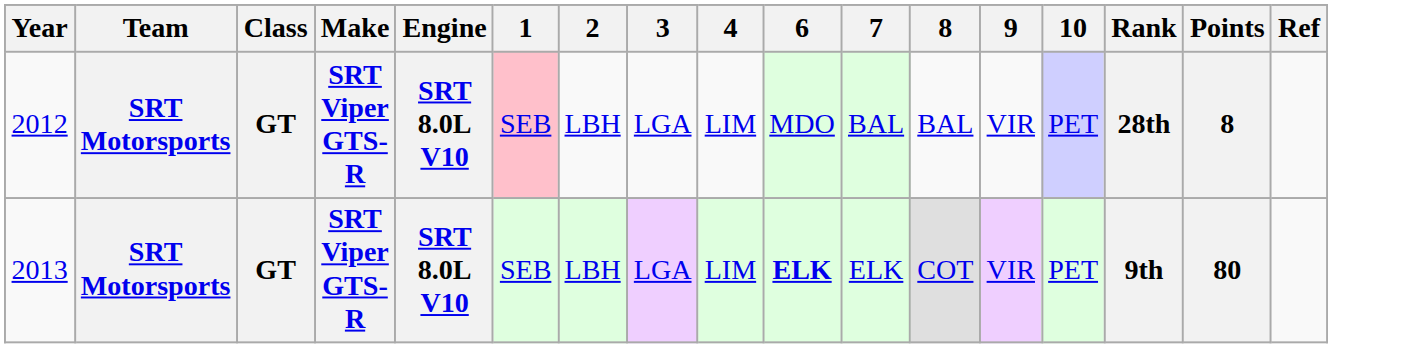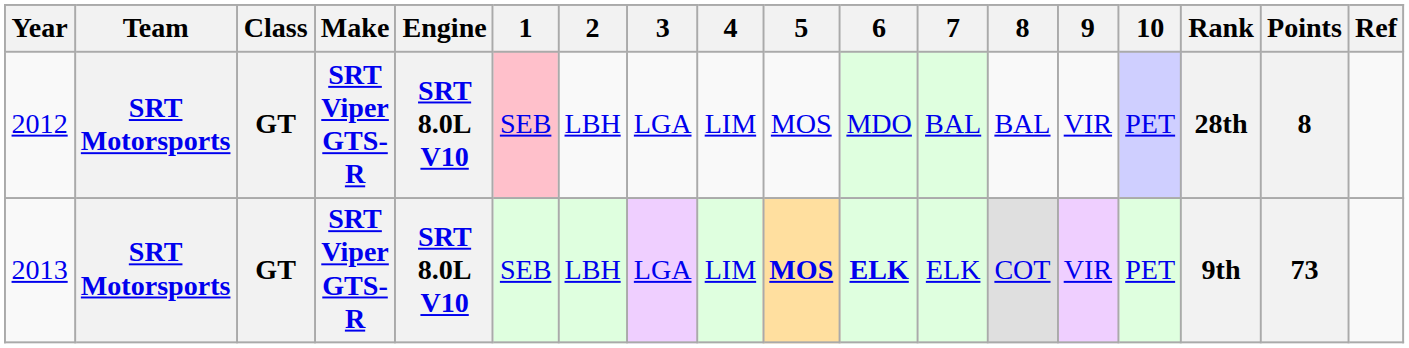+ column: (801, 28)
(1227, 269) 80 -> (1304, 269) 73
